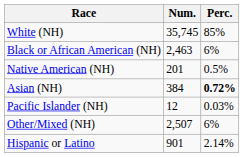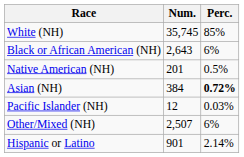(179, 50) 2,463 -> (179, 50) 2,643
